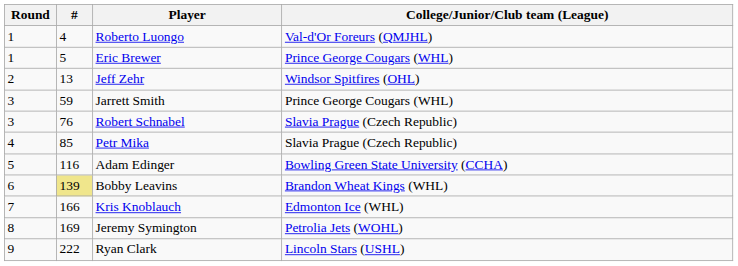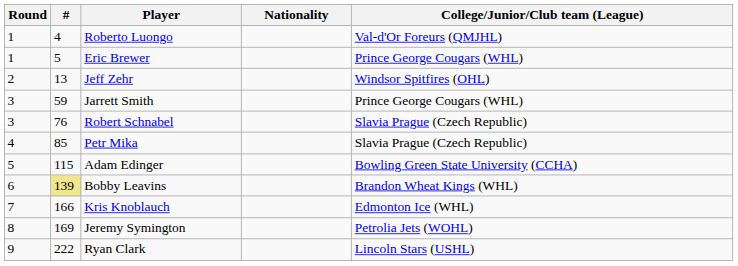+ column: (296, 15)
(69, 164) 116 -> (64, 164) 115
